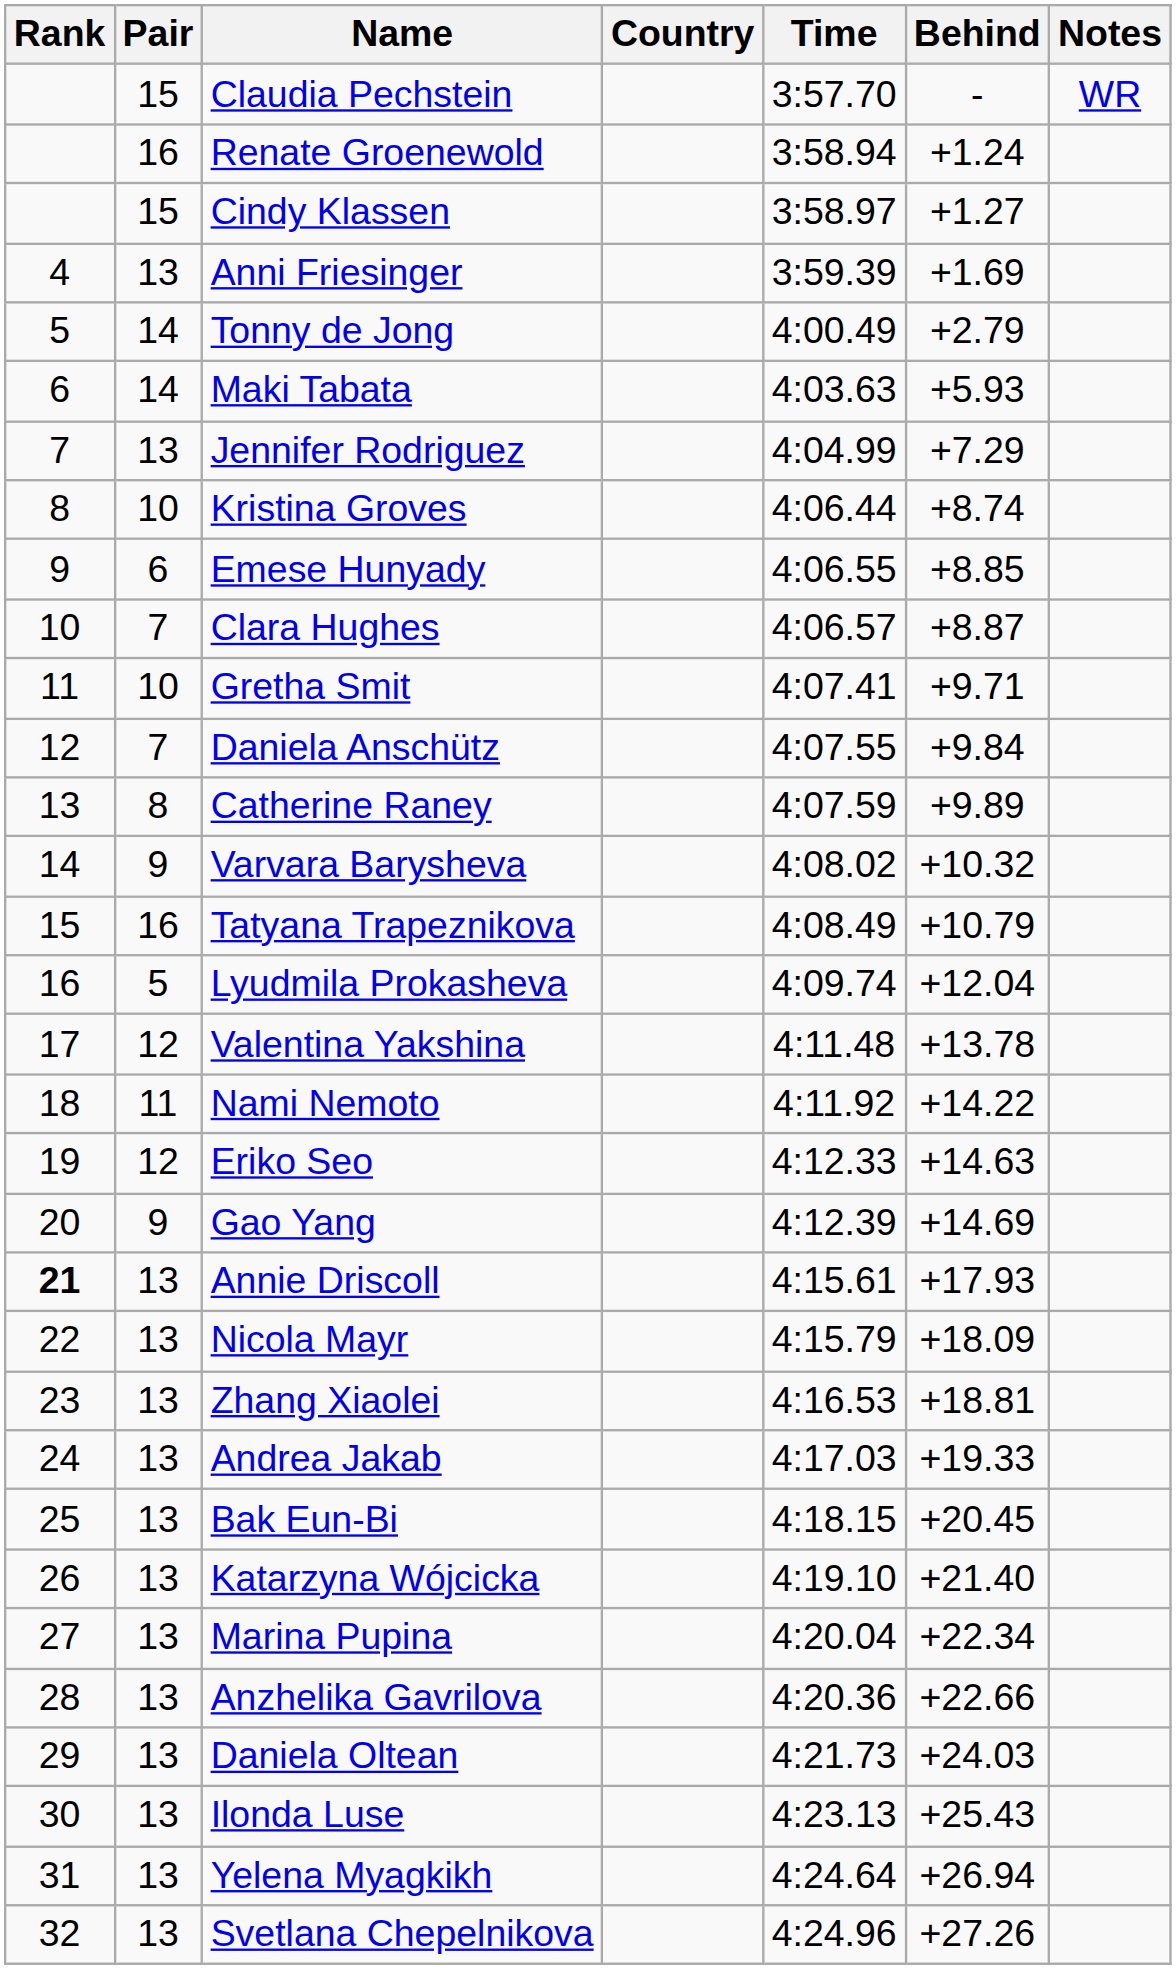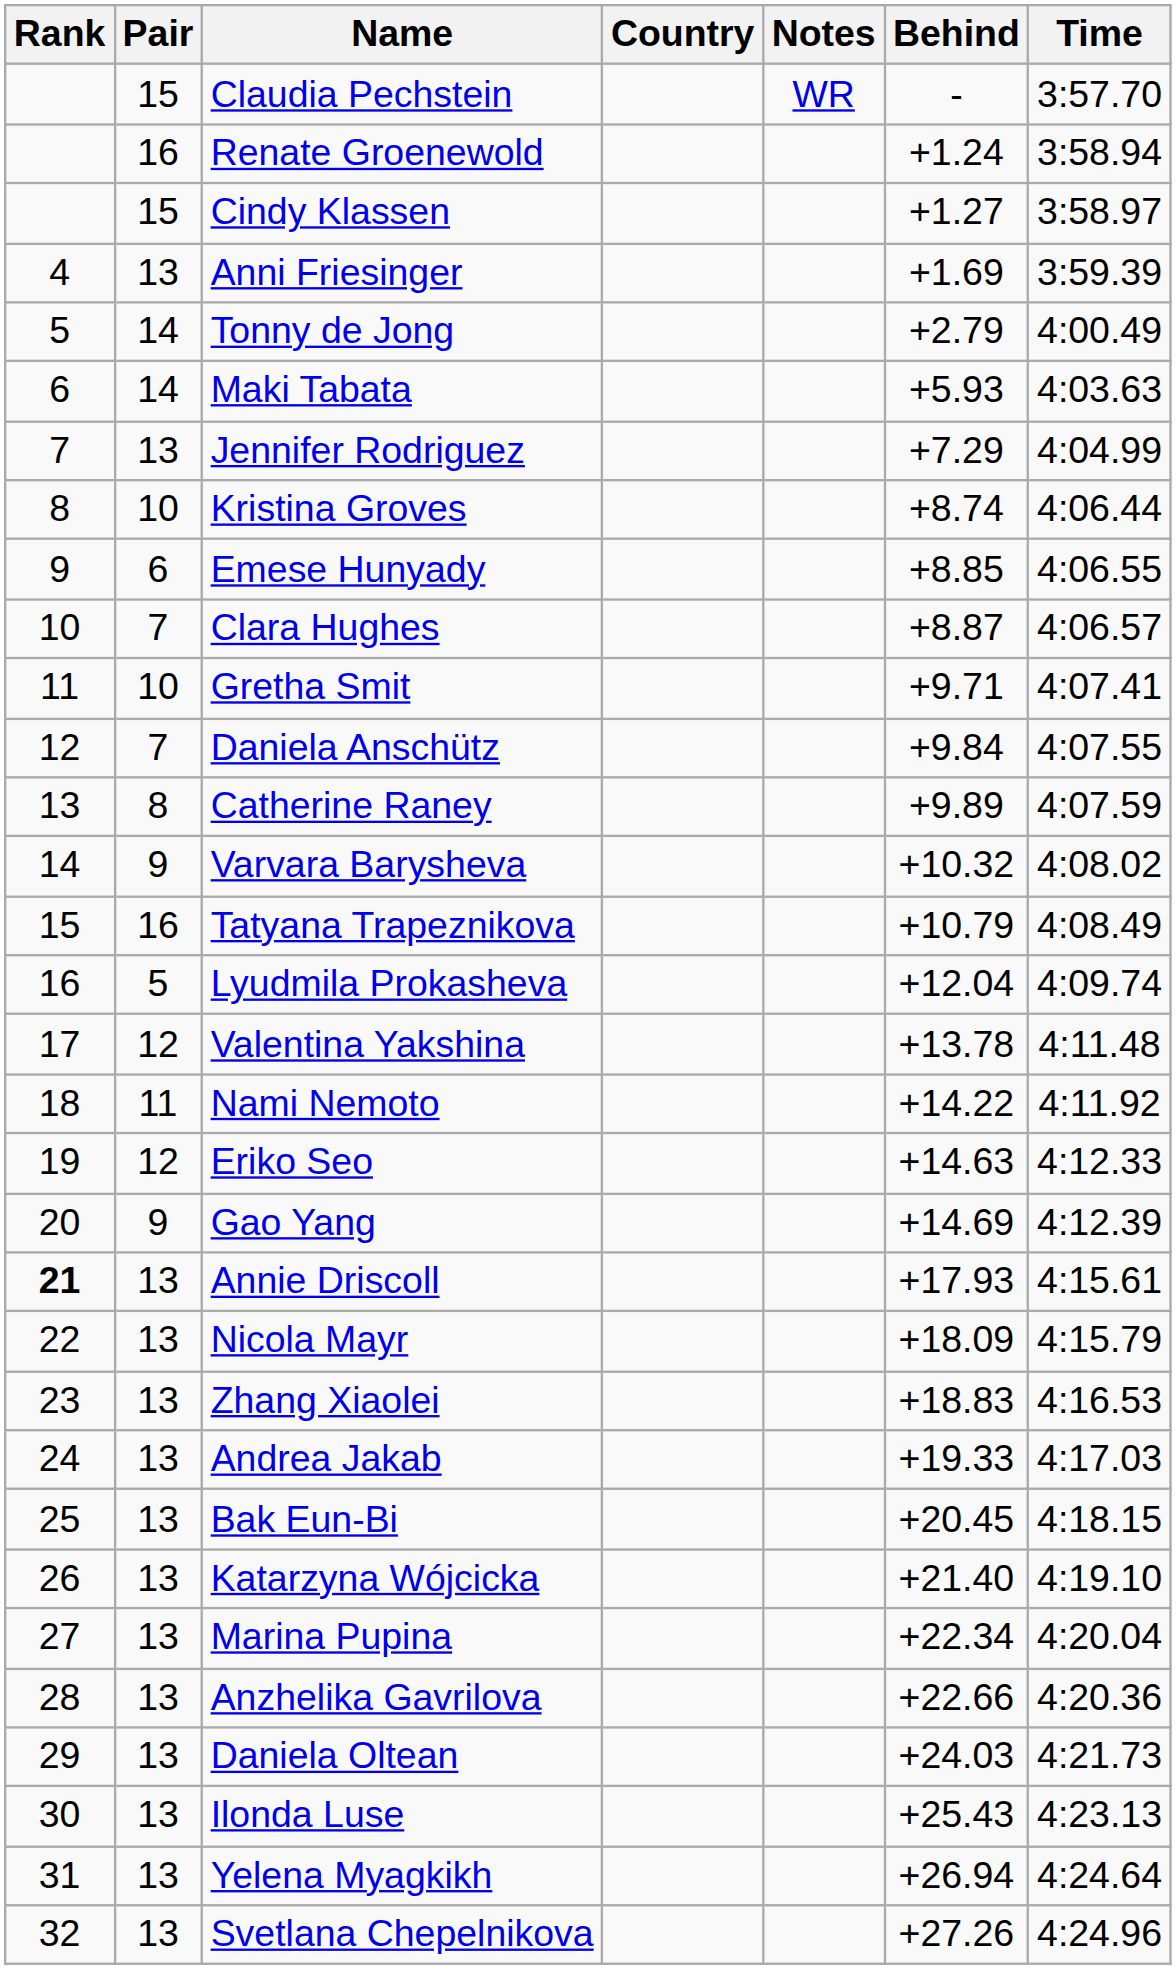columns swapped: (834, 34) <-> (1110, 34)
(977, 1399) +18.81 -> (956, 1399) +18.83
